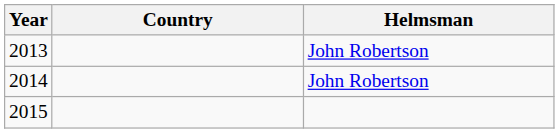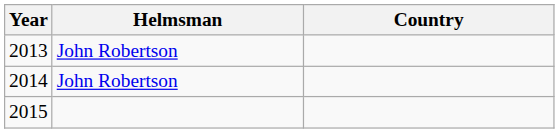columns swapped: (429, 19) <-> (178, 19)
